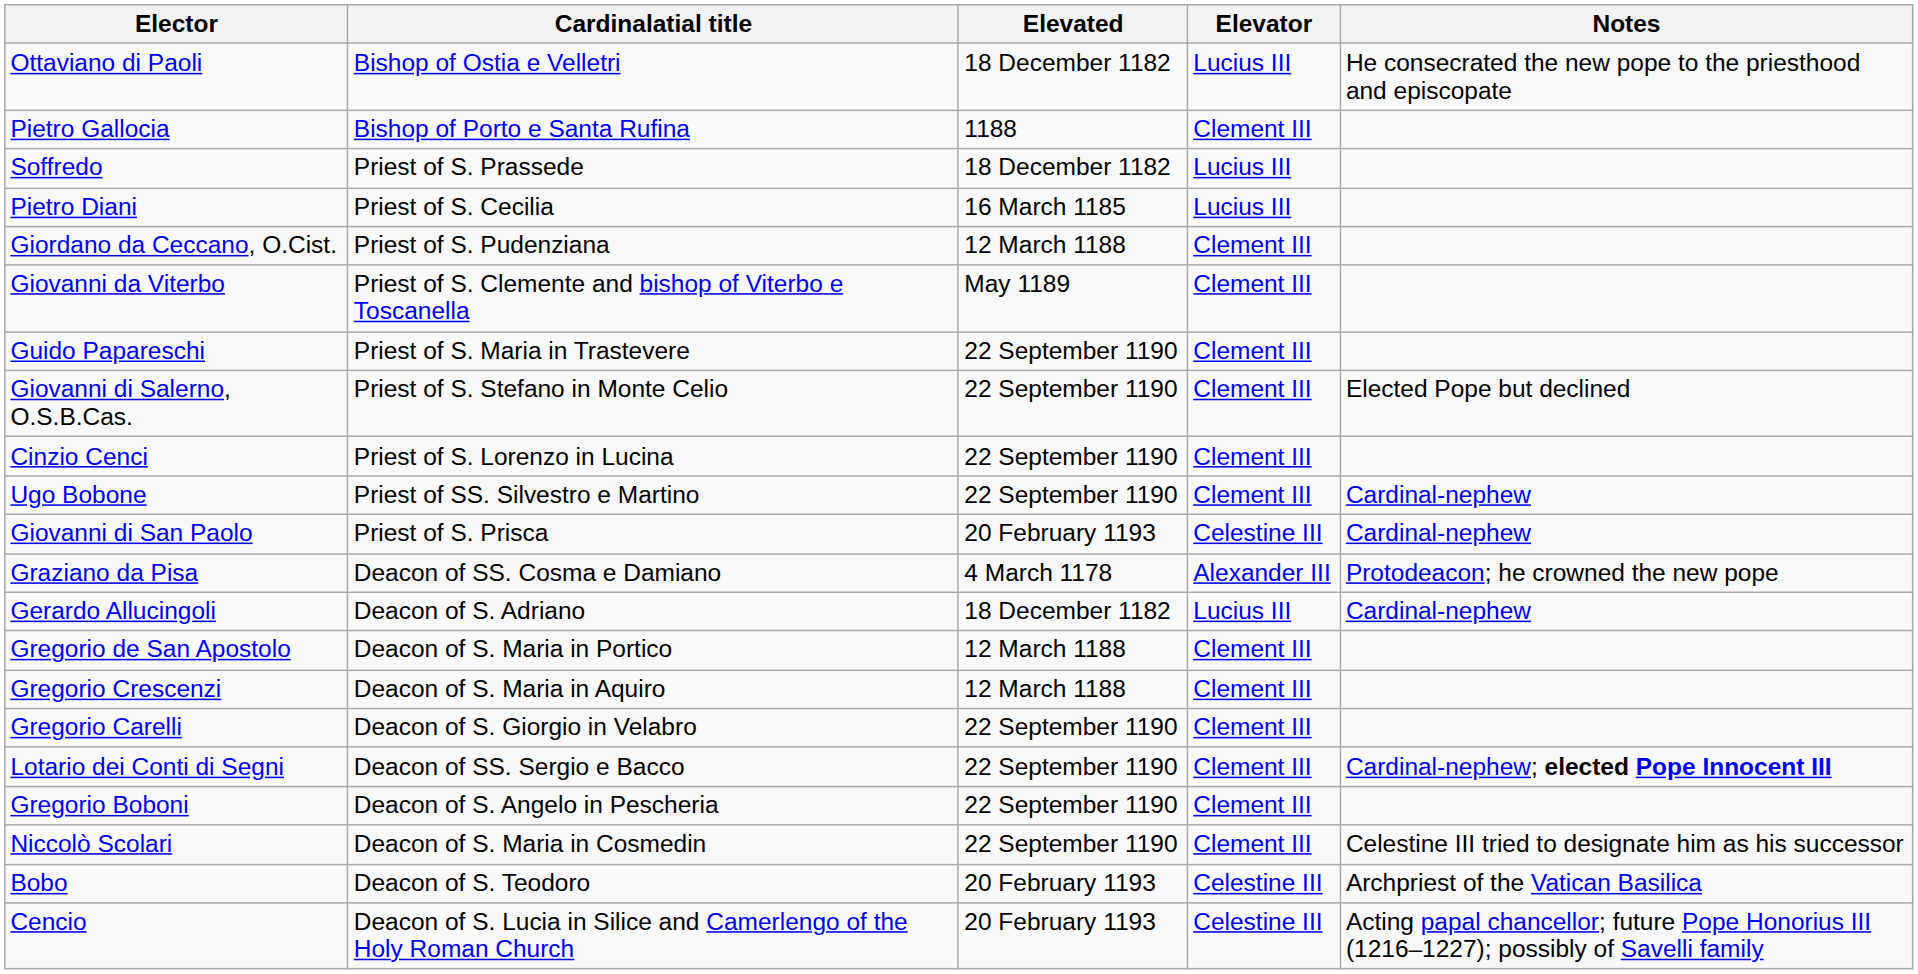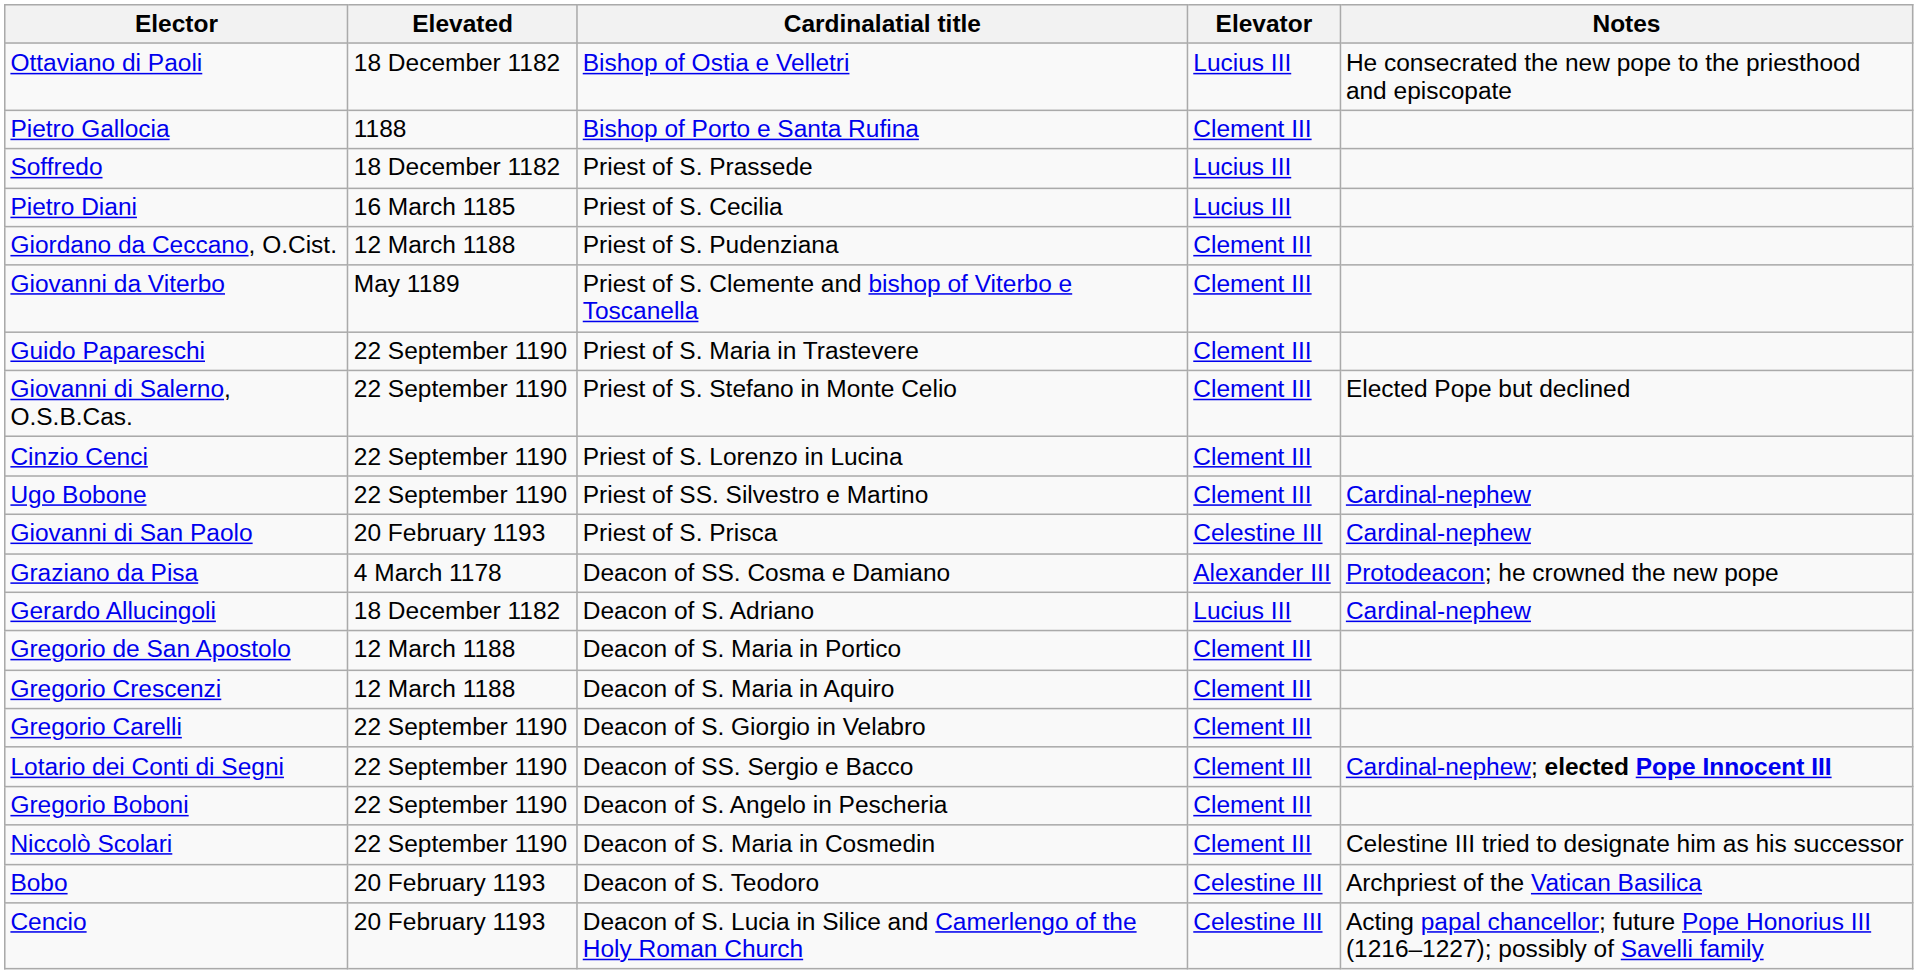columns swapped: (653, 23) <-> (1073, 23)
